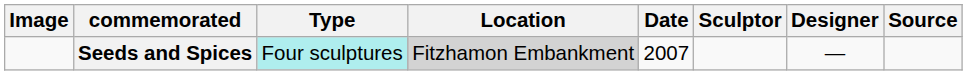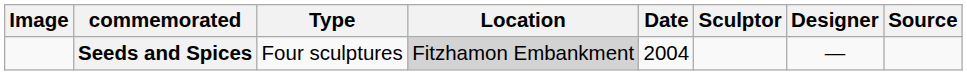(332, 53) paleturquoise background -> (332, 53) no background
(666, 53) 2007 -> (666, 53) 2004
